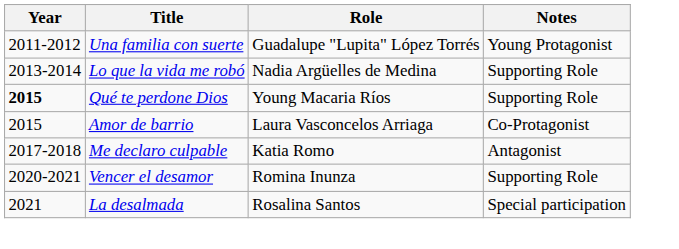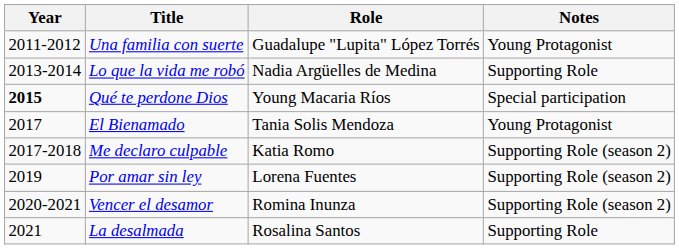(543, 97) Supporting Role -> (557, 97) Special participation
- row: (141, 124)
+ row: (137, 124)
(524, 151) Antagonist -> (579, 151) Supporting Role (season 2)
+ row: (145, 177)
(543, 177) Supporting Role -> (579, 204) Supporting Role (season 2)
(557, 204) Special participation -> (543, 230) Supporting Role
